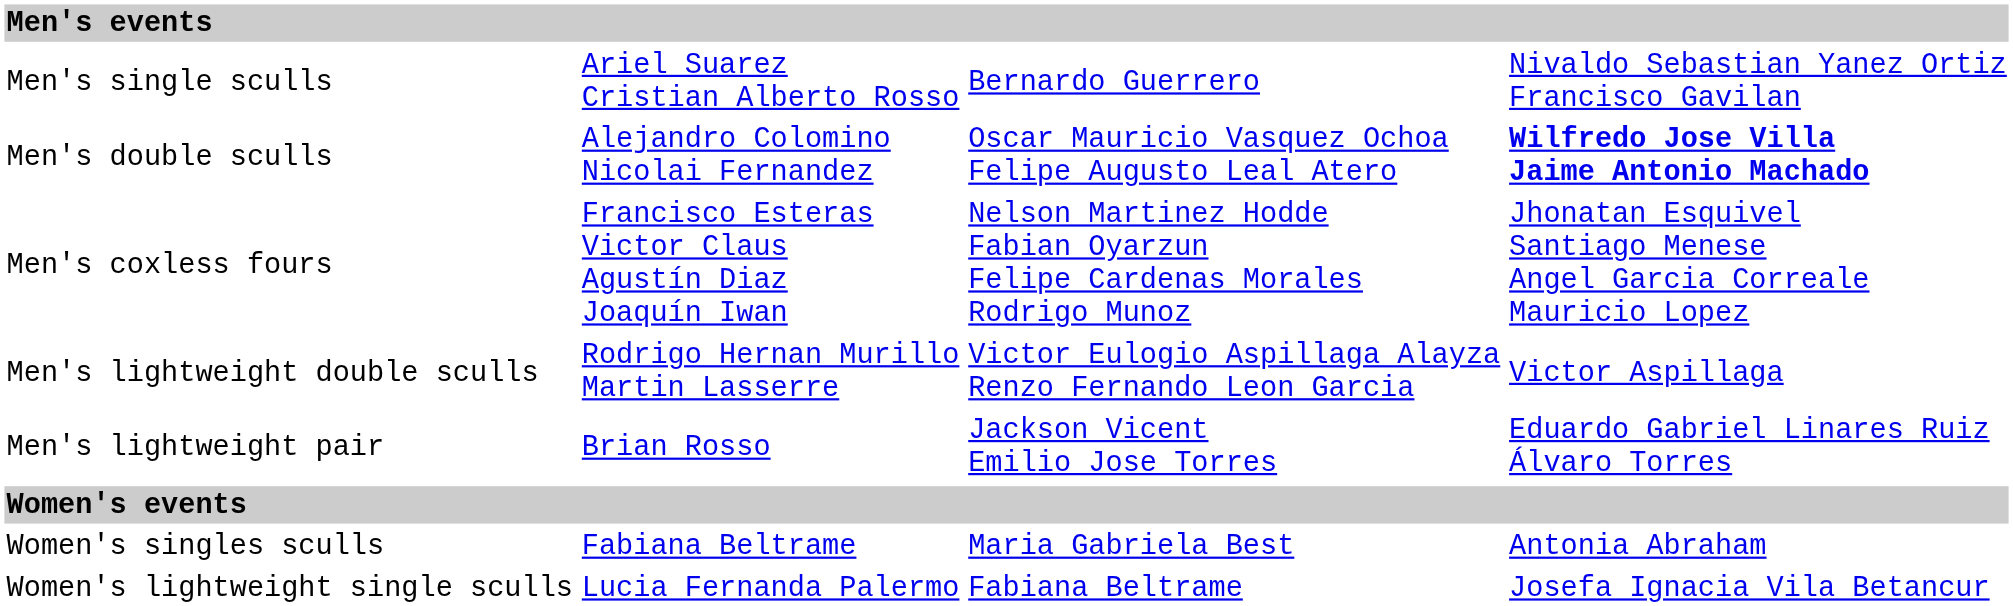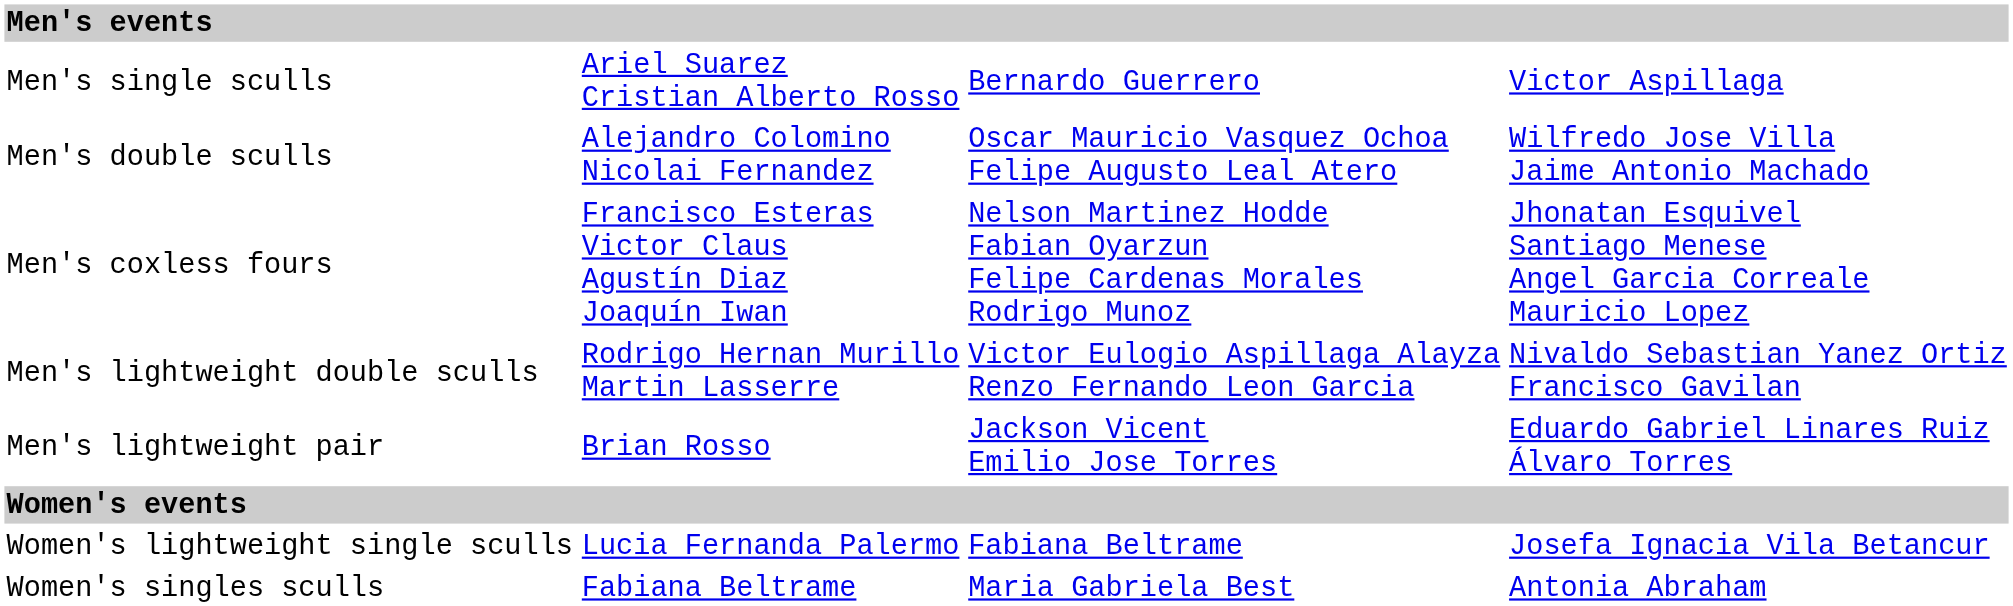(1758, 81) Nivaldo Sebastian Yanez Ortiz Francisco Gavilan -> (1646, 81) Victor Aspillaga
(1689, 156) bold -> (1689, 156) normal
(1646, 372) Victor Aspillaga -> (1758, 372) Nivaldo Sebastian Yanez Ortiz Francisco Gavilan
rows swapped: (195, 547) <-> (290, 588)
